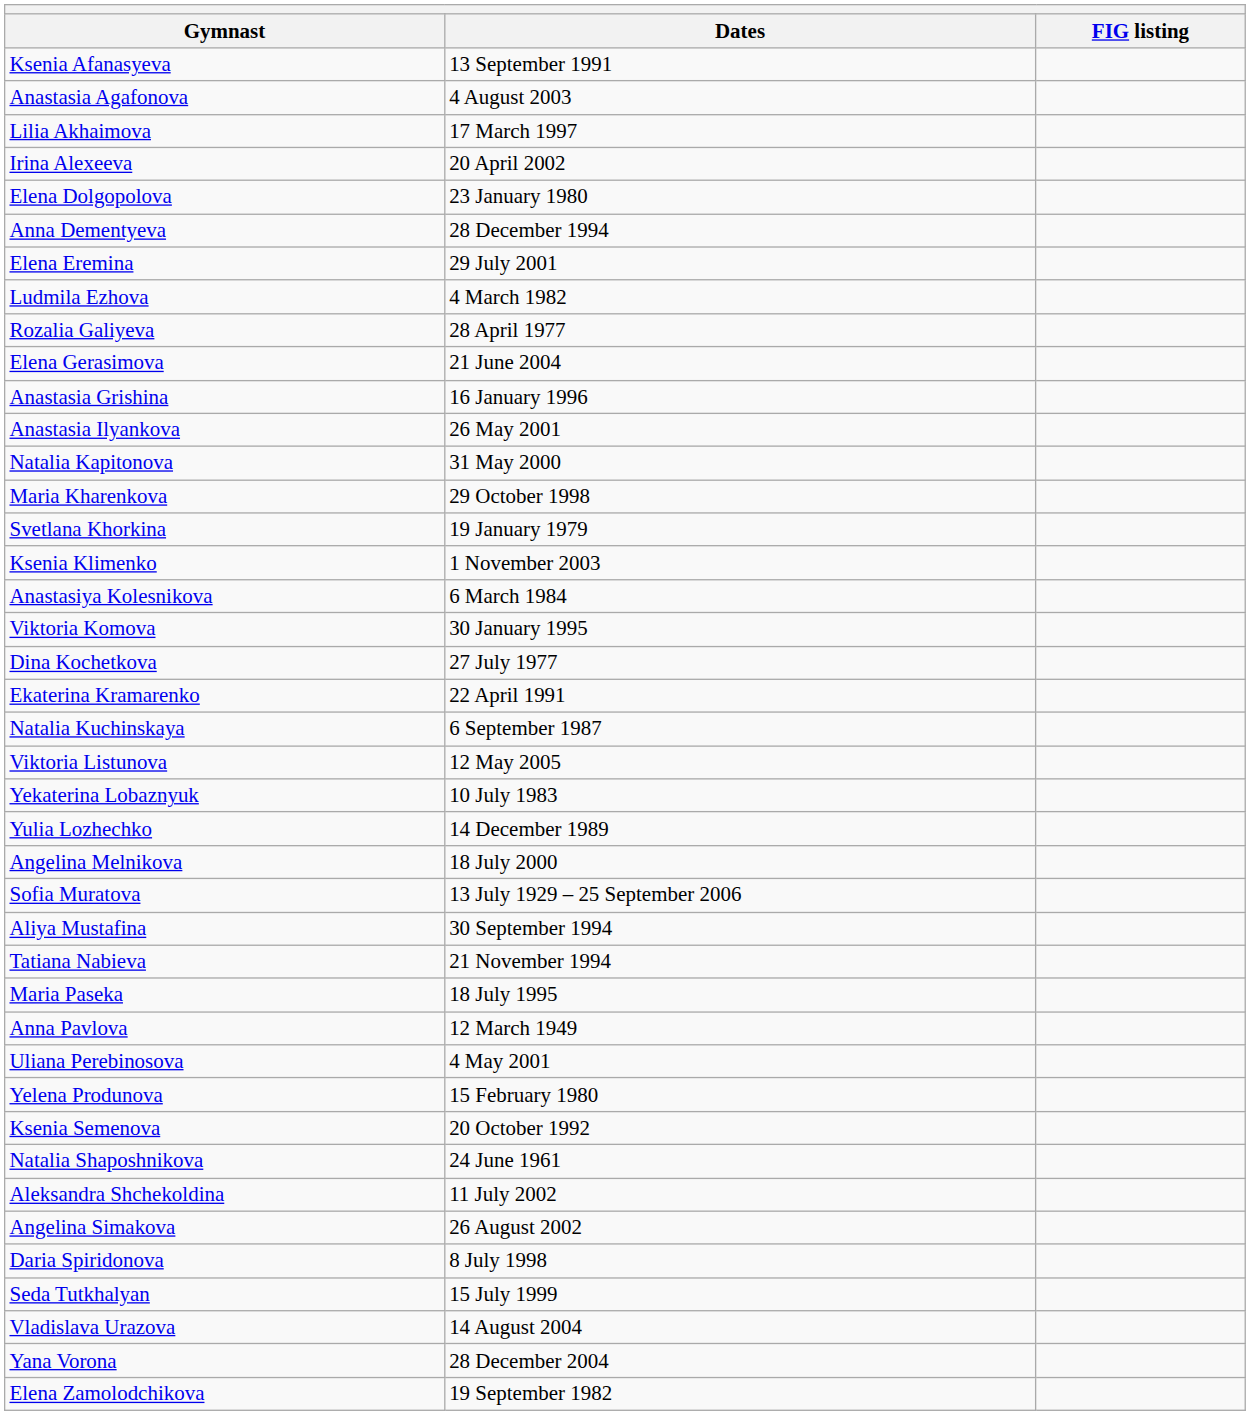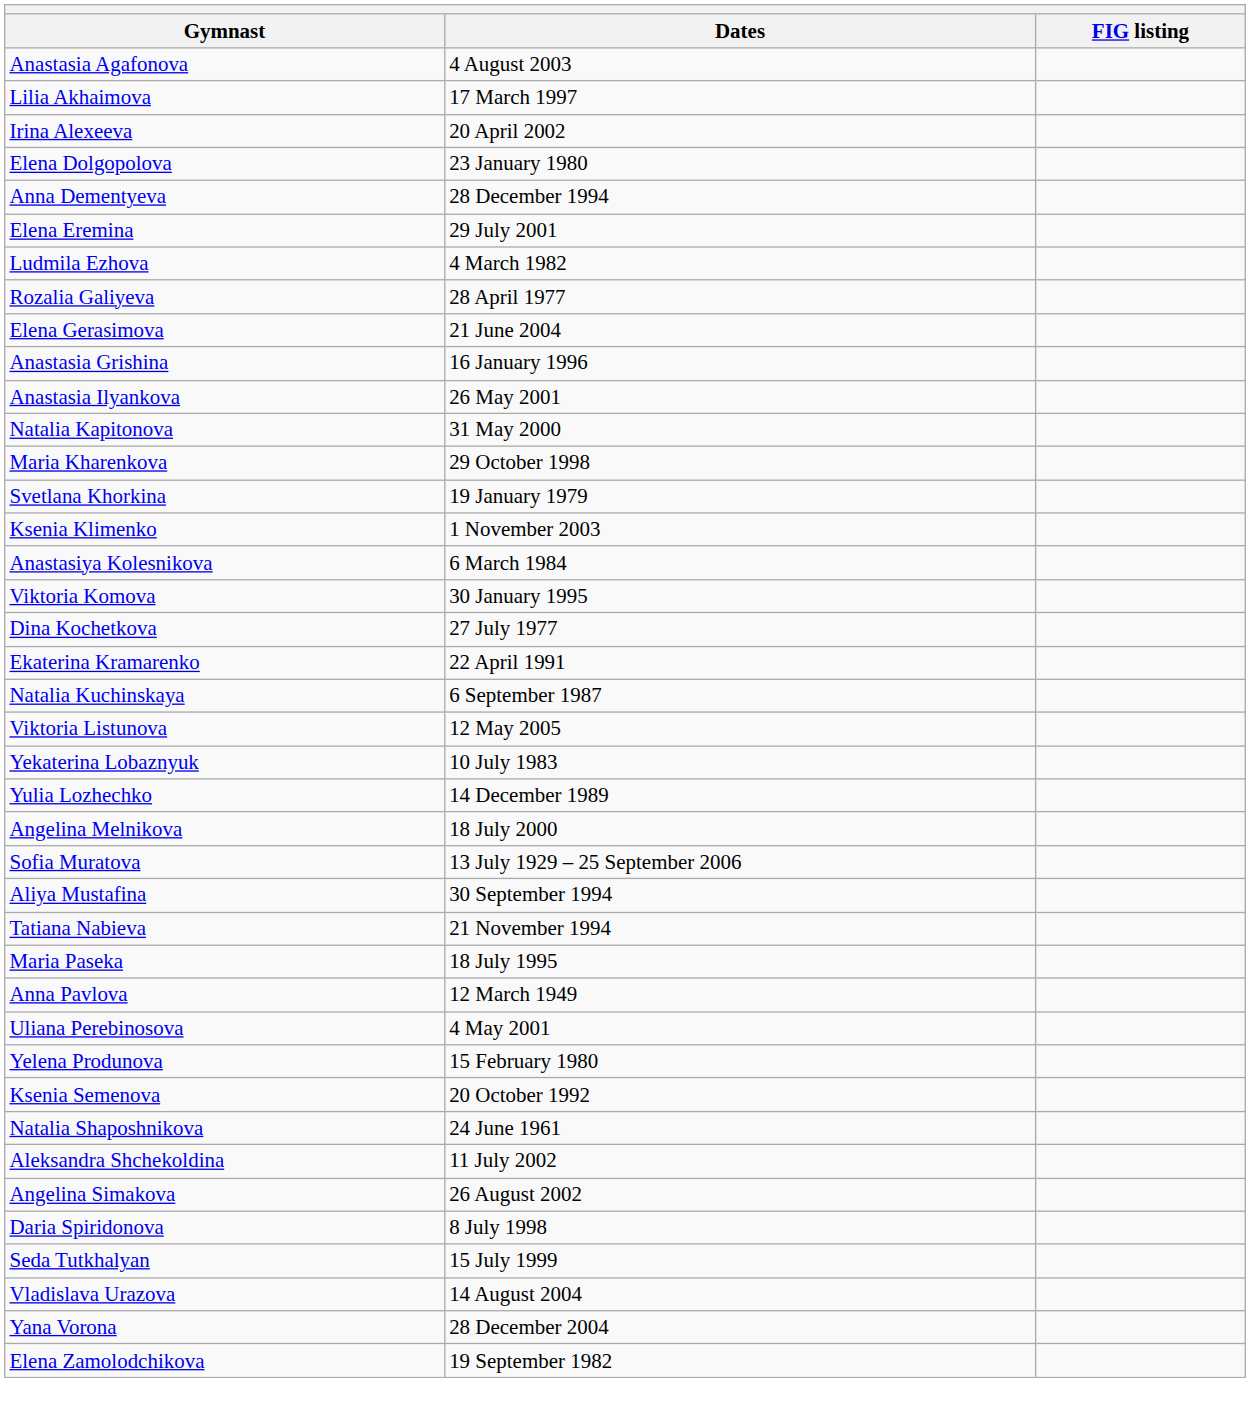- row: (90, 64)
